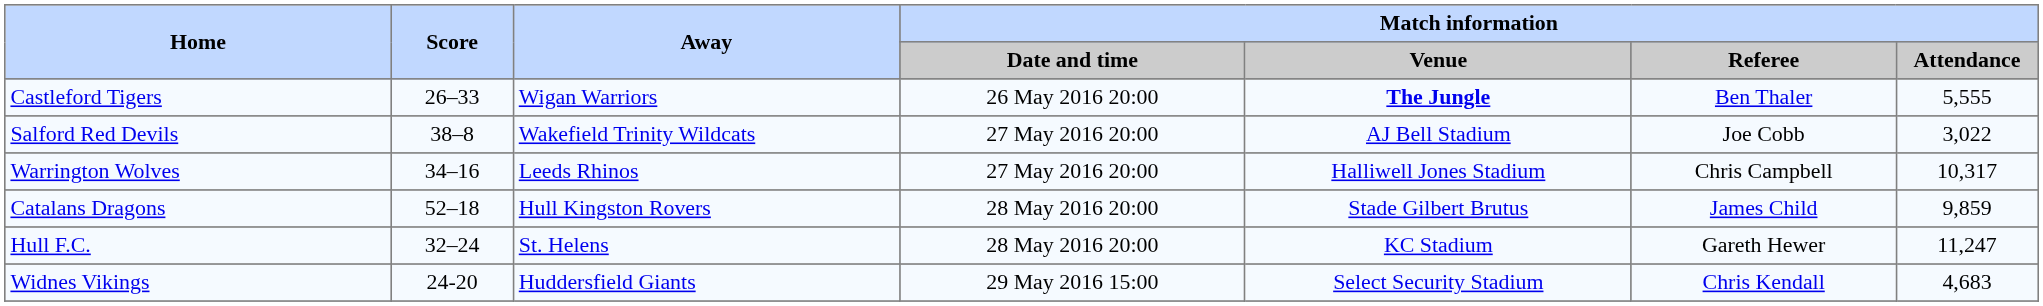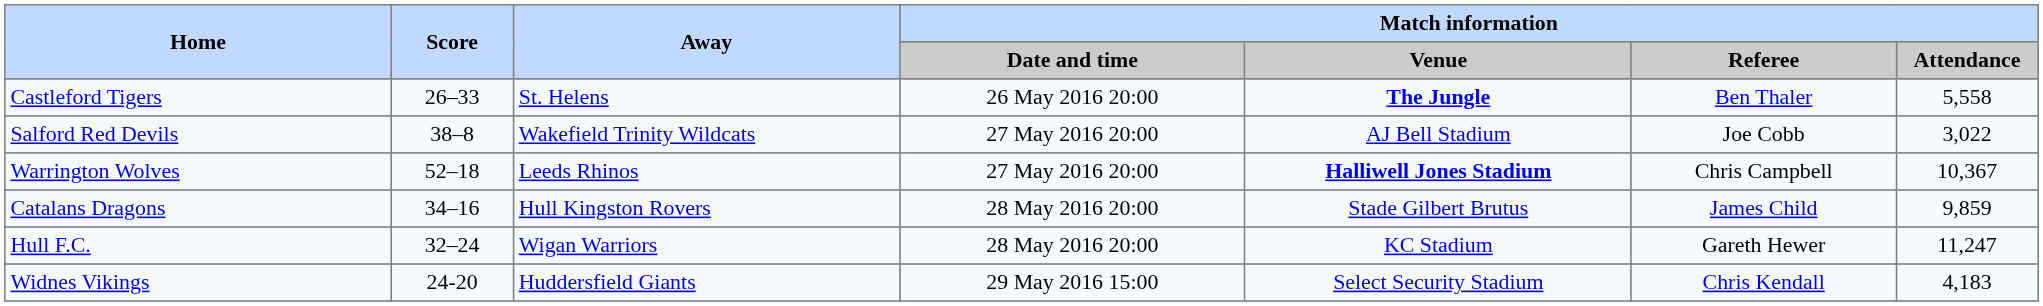(588, 97) Wigan Warriors -> (564, 97) St. Helens
(1967, 97) 5,555 -> (1967, 97) 5,558
(452, 171) 34–16 -> (452, 171) 52–18
(1438, 171) normal -> (1438, 171) bold
(1967, 171) 10,317 -> (1967, 171) 10,367
(452, 208) 52–18 -> (452, 208) 34–16
(564, 245) St. Helens -> (588, 245) Wigan Warriors
(1967, 282) 4,683 -> (1967, 282) 4,183
